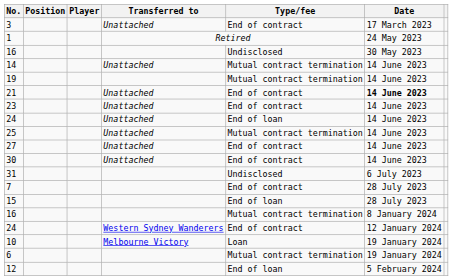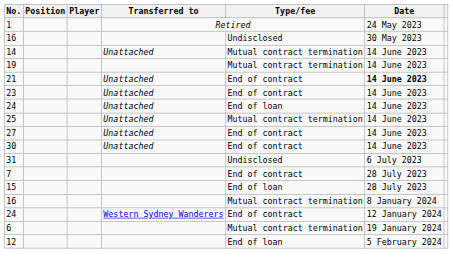- row: (9, 25)
- row: (11, 242)
